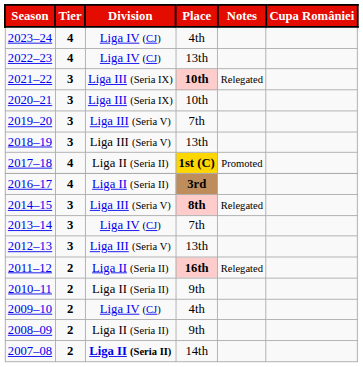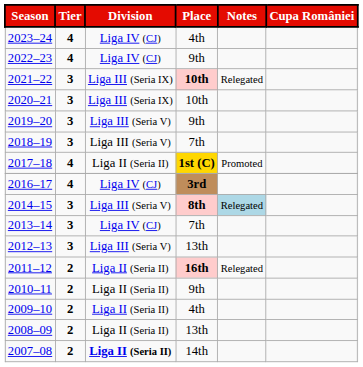(197, 58) 13th -> (197, 58) 9th
(197, 121) 7th -> (197, 121) 9th
(197, 142) 13th -> (197, 142) 7th
(130, 184) Liga II (Seria II) -> (130, 184) Liga IV (CJ)
(242, 206) no background -> (242, 206) lightblue background
(130, 309) Liga IV (CJ) -> (130, 309) Liga II (Seria II)
(197, 330) 9th -> (197, 330) 13th
